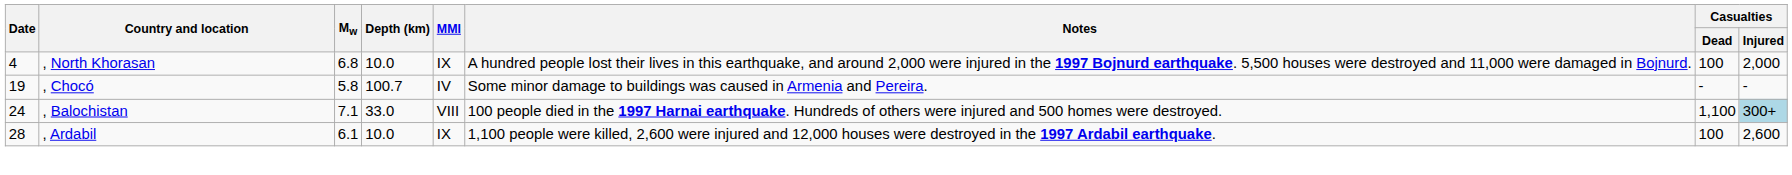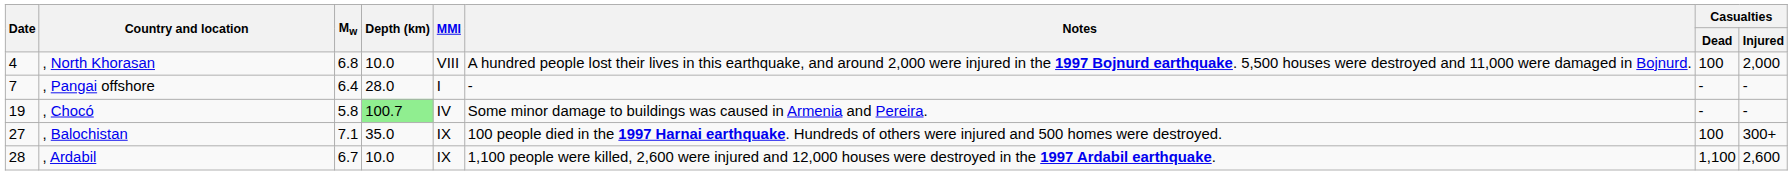(444, 63) IX -> (448, 63) VIII
+ row: (99, 87)
(384, 87) no background -> (384, 110) lightgreen background
(17, 110) 24 -> (17, 134) 27
(380, 110) 33.0 -> (380, 134) 35.0
(448, 110) VIII -> (444, 134) IX
(1717, 110) 1,100 -> (1711, 134) 100
(1759, 110) lightblue background -> (1759, 134) no background
(348, 134) 6.1 -> (348, 157) 6.7
(1711, 134) 100 -> (1717, 157) 1,100
